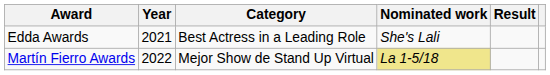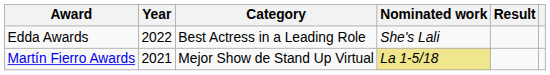(157, 37) 2021 -> (157, 37) 2022
(157, 59) 2022 -> (157, 59) 2021
